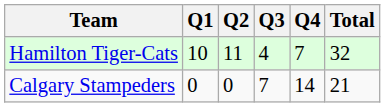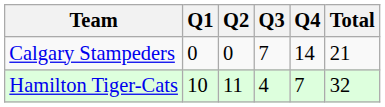rows swapped: (94, 53) <-> (92, 85)
